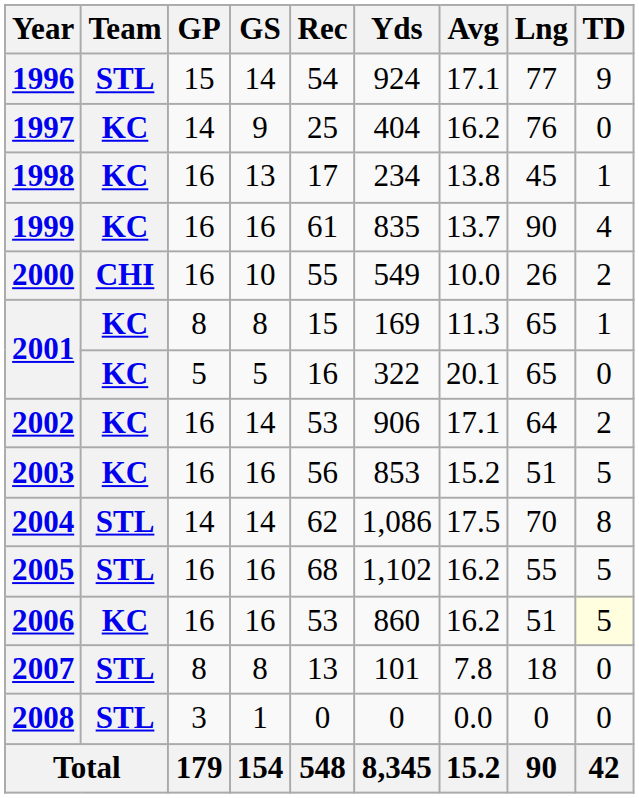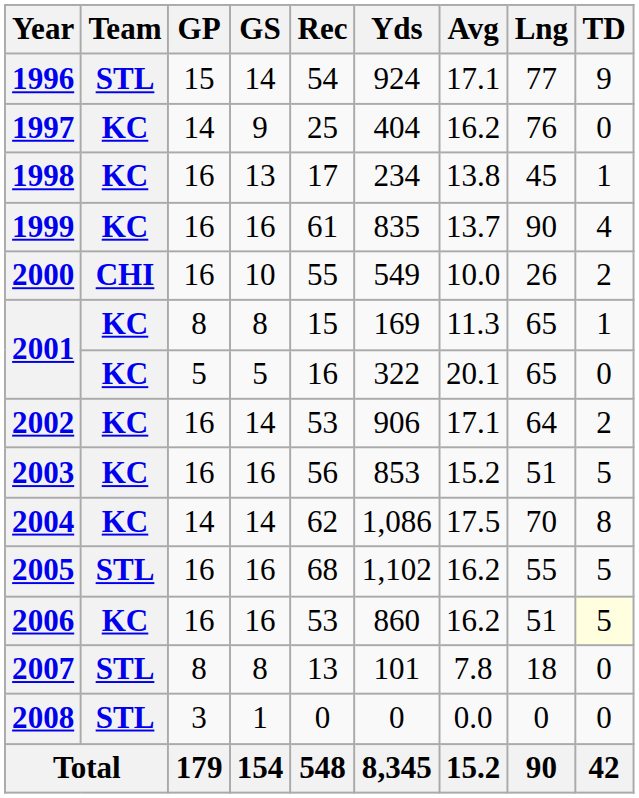(125, 521) STL -> (125, 521) KC
